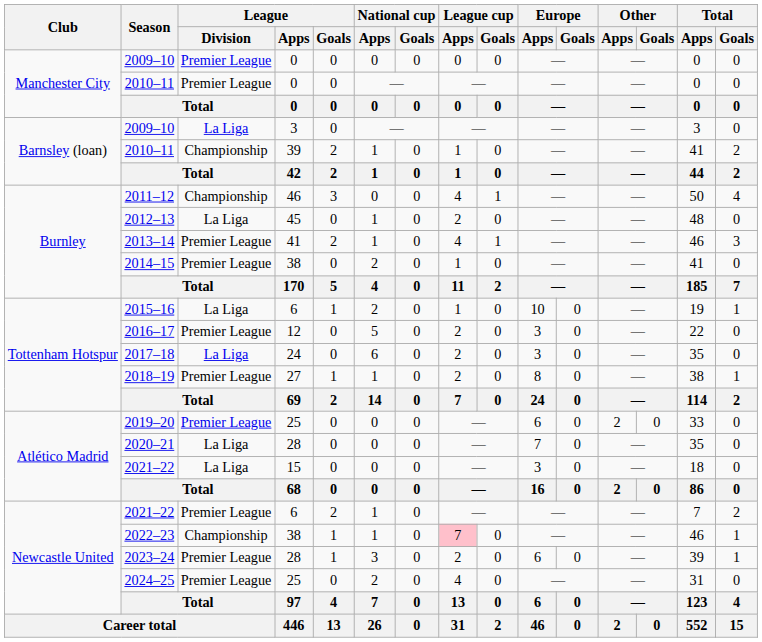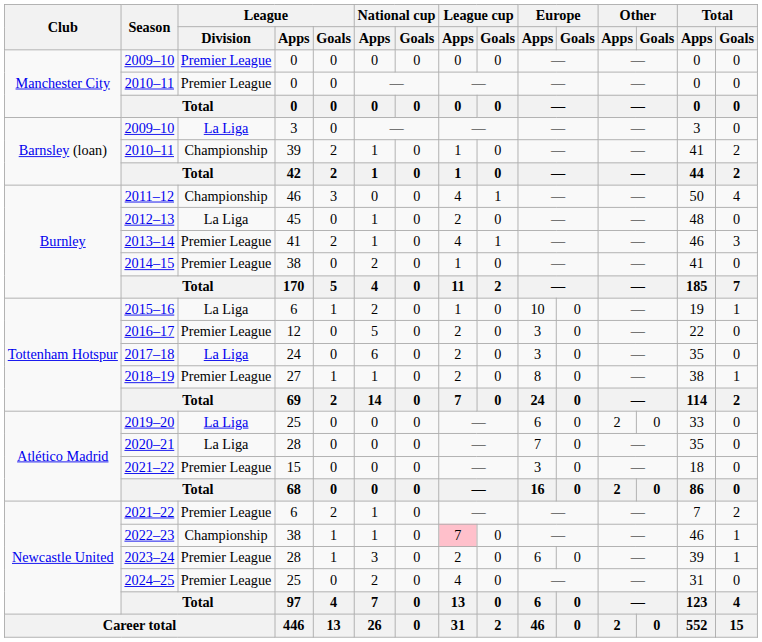(226, 422) Premier League -> (226, 422) La Liga
(226, 467) La Liga -> (226, 467) Premier League
